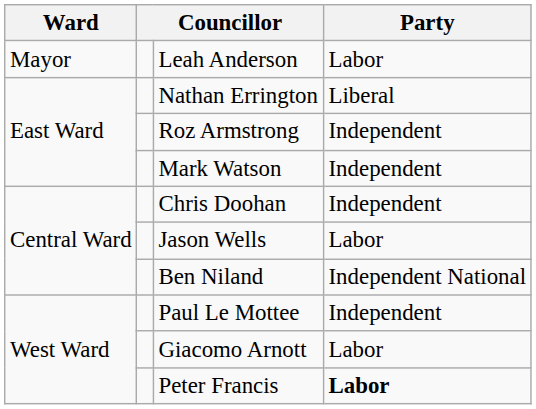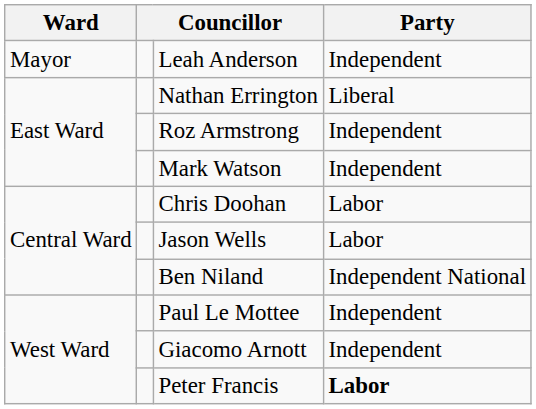(356, 58) Labor -> (385, 58) Independent
(385, 204) Independent -> (356, 204) Labor
(356, 349) Labor -> (385, 349) Independent
